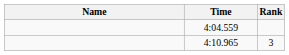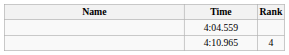(271, 43) 3 -> (271, 43) 4
